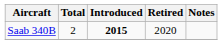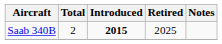(165, 30) 2020 -> (165, 30) 2025
